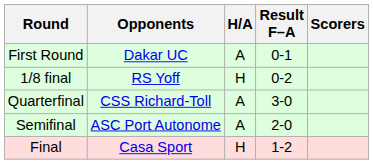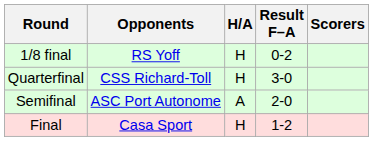- row: (46, 55)
(240, 101) A -> (240, 78) H
